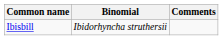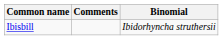columns swapped: (120, 12) <-> (194, 12)
